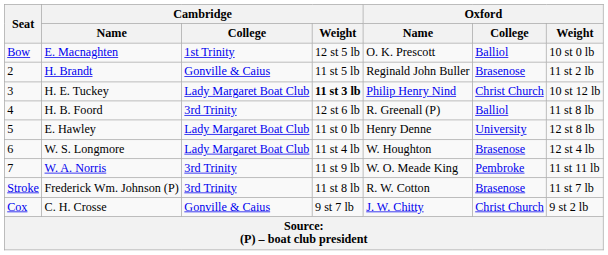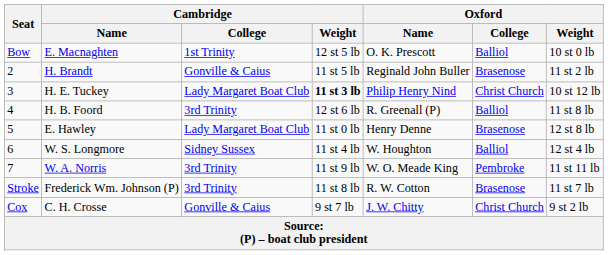(501, 129) University -> (500, 129) Brasenose
(247, 149) Lady Margaret Boat Club -> (220, 149) Sidney Sussex
(500, 149) Brasenose -> (492, 149) Balliol
